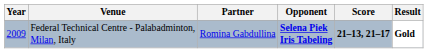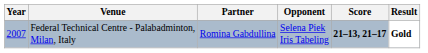(16, 34) 2009 -> (16, 34) 2007
(306, 34) bold -> (304, 34) normal
